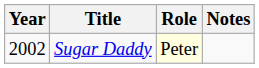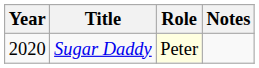(27, 48) 2002 -> (27, 48) 2020
